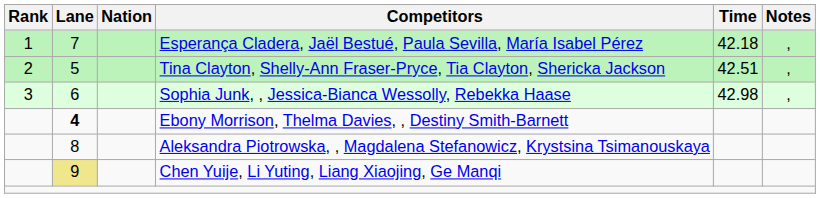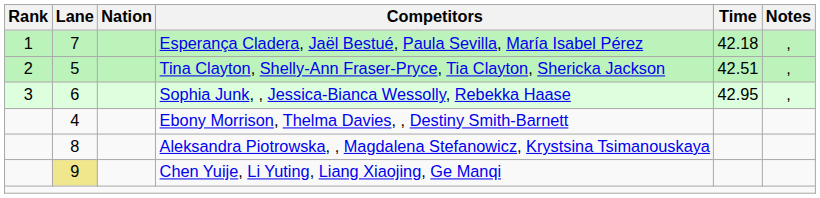(738, 95) 42.98 -> (738, 95) 42.95
(75, 120) bold -> (75, 120) normal
